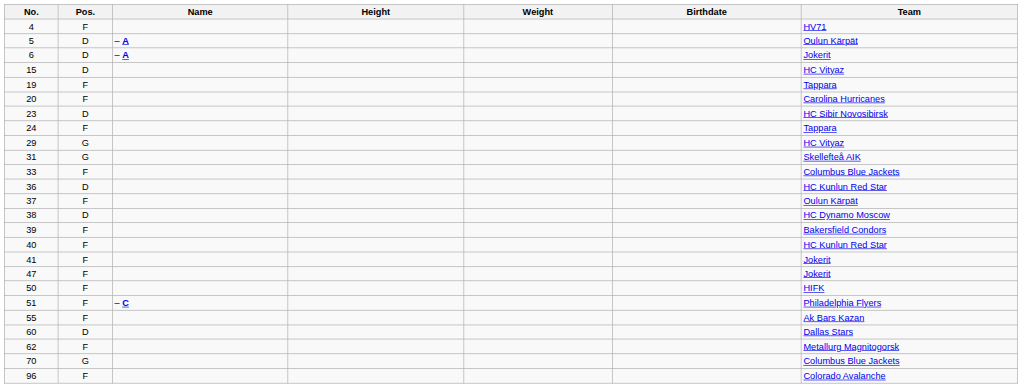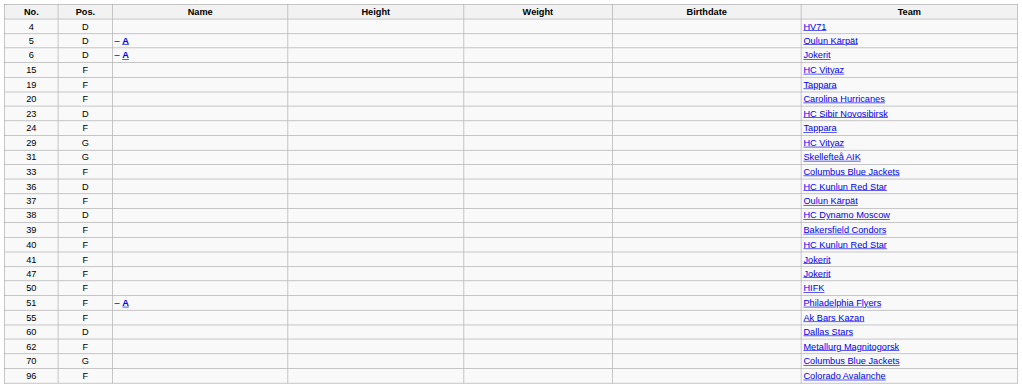(85, 27) F -> (85, 27) D
(85, 70) D -> (85, 70) F
(122, 303) – C -> (122, 303) – A
